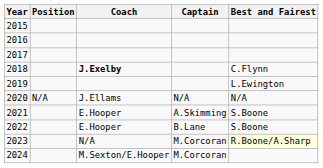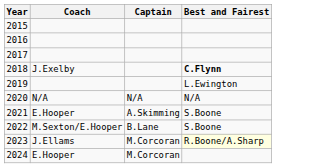- column: (53, 12)
(100, 69) bold -> (53, 69) normal
(249, 69) normal -> (203, 69) bold
(100, 98) J.Ellams -> (40, 98) N/A
(100, 127) E.Hooper -> (77, 127) M.Sexton/E.Hooper
(87, 141) N/A -> (53, 141) J.Ellams
(124, 156) M.Sexton/E.Hooper -> (53, 156) E.Hooper
